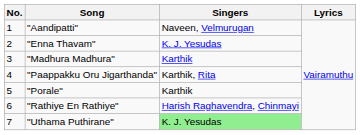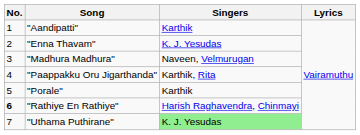(208, 28) Naveen, Velmurugan -> (177, 28) Karthik
(177, 59) Karthik -> (208, 59) Naveen, Velmurugan
(9, 106) normal -> (9, 106) bold
